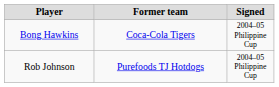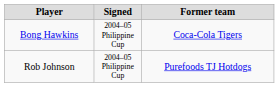columns swapped: (250, 12) <-> (161, 12)
